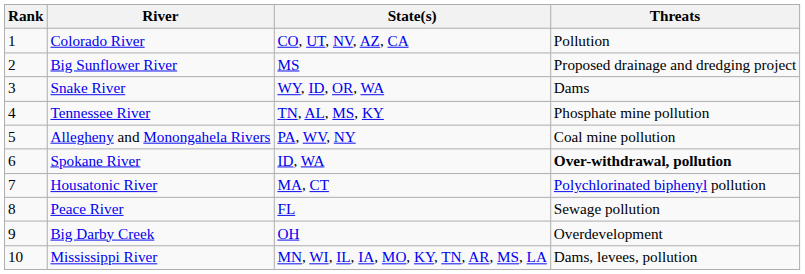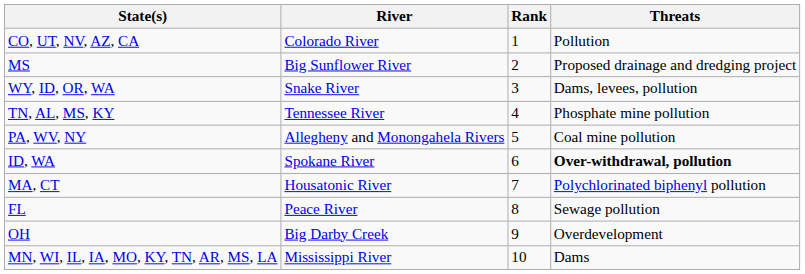columns swapped: (26, 16) <-> (412, 16)
(572, 88) Dams -> (626, 88) Dams, levees, pollution
(626, 257) Dams, levees, pollution -> (572, 257) Dams
